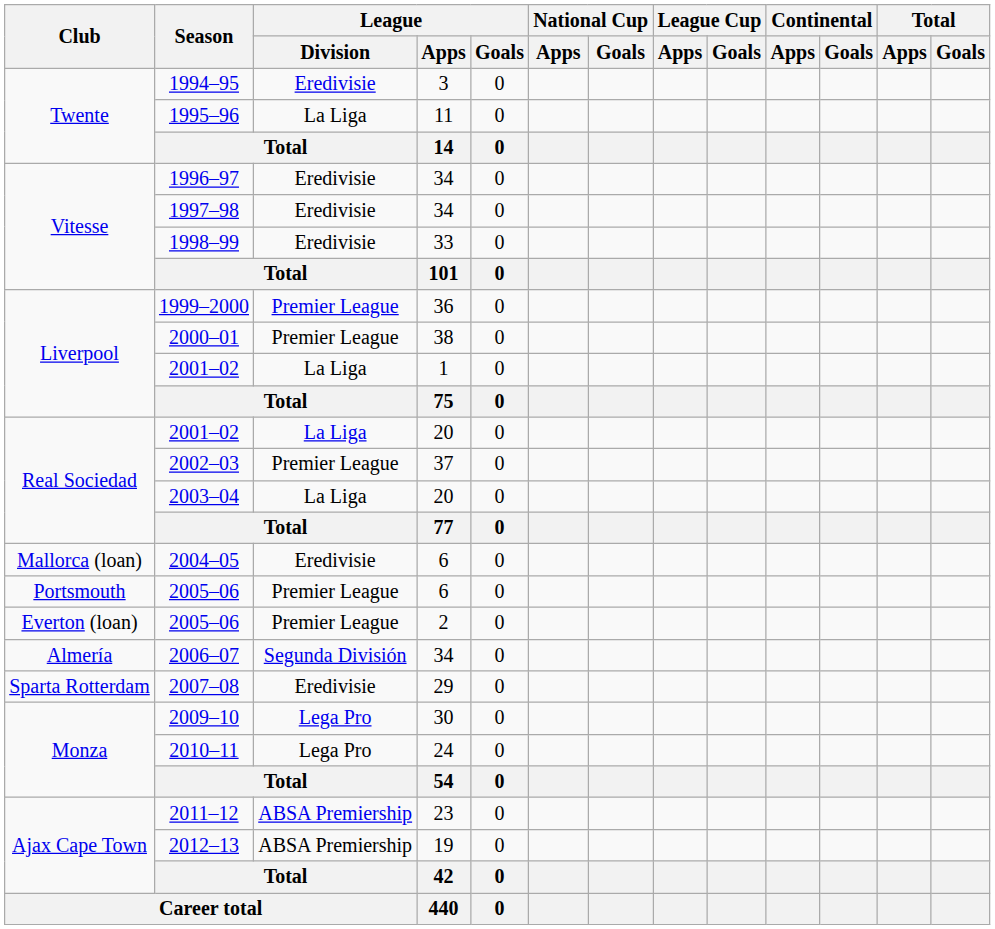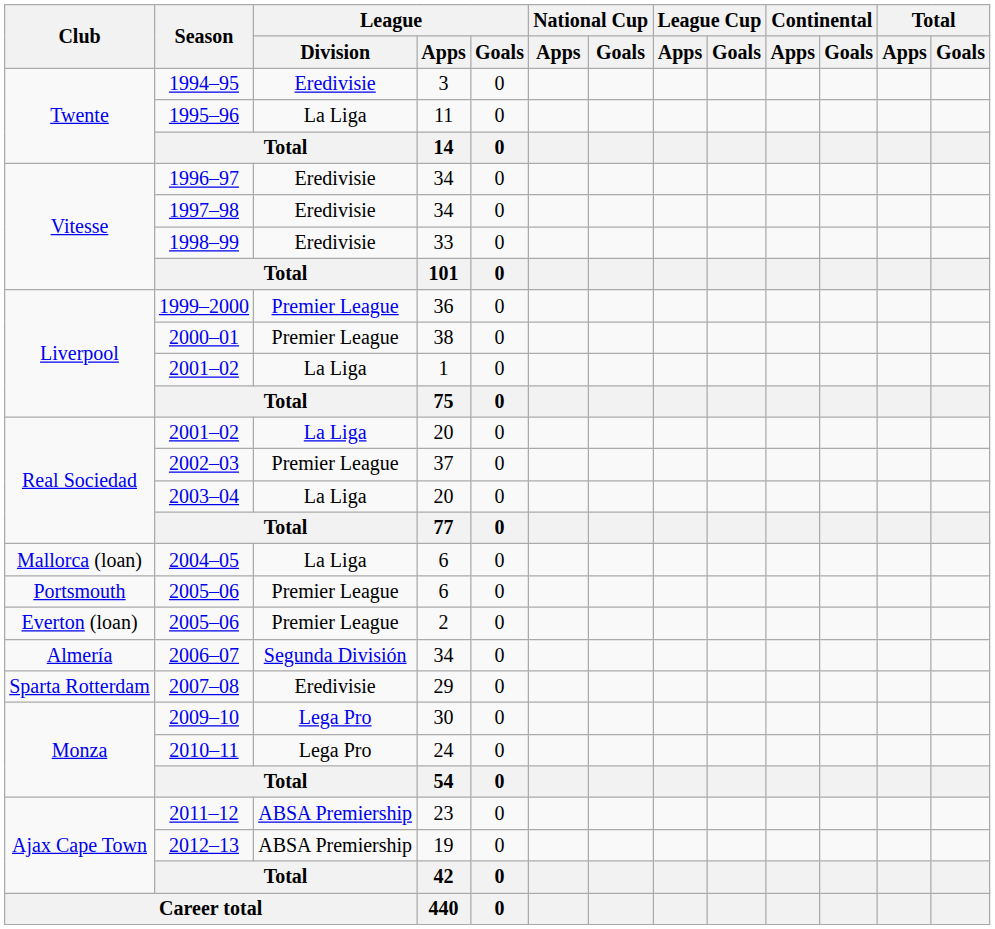(335, 559) Eredivisie -> (335, 559) La Liga
